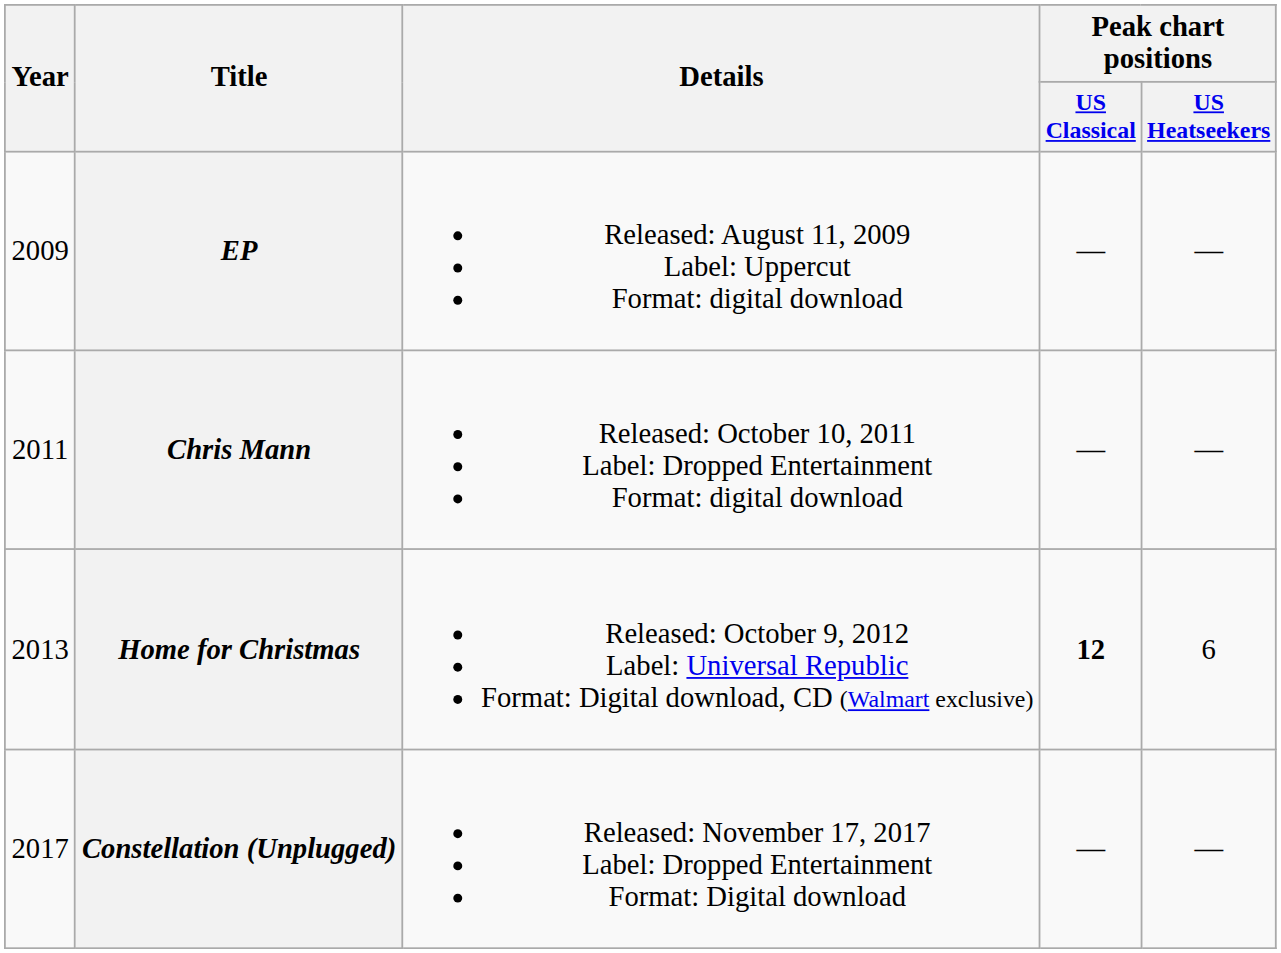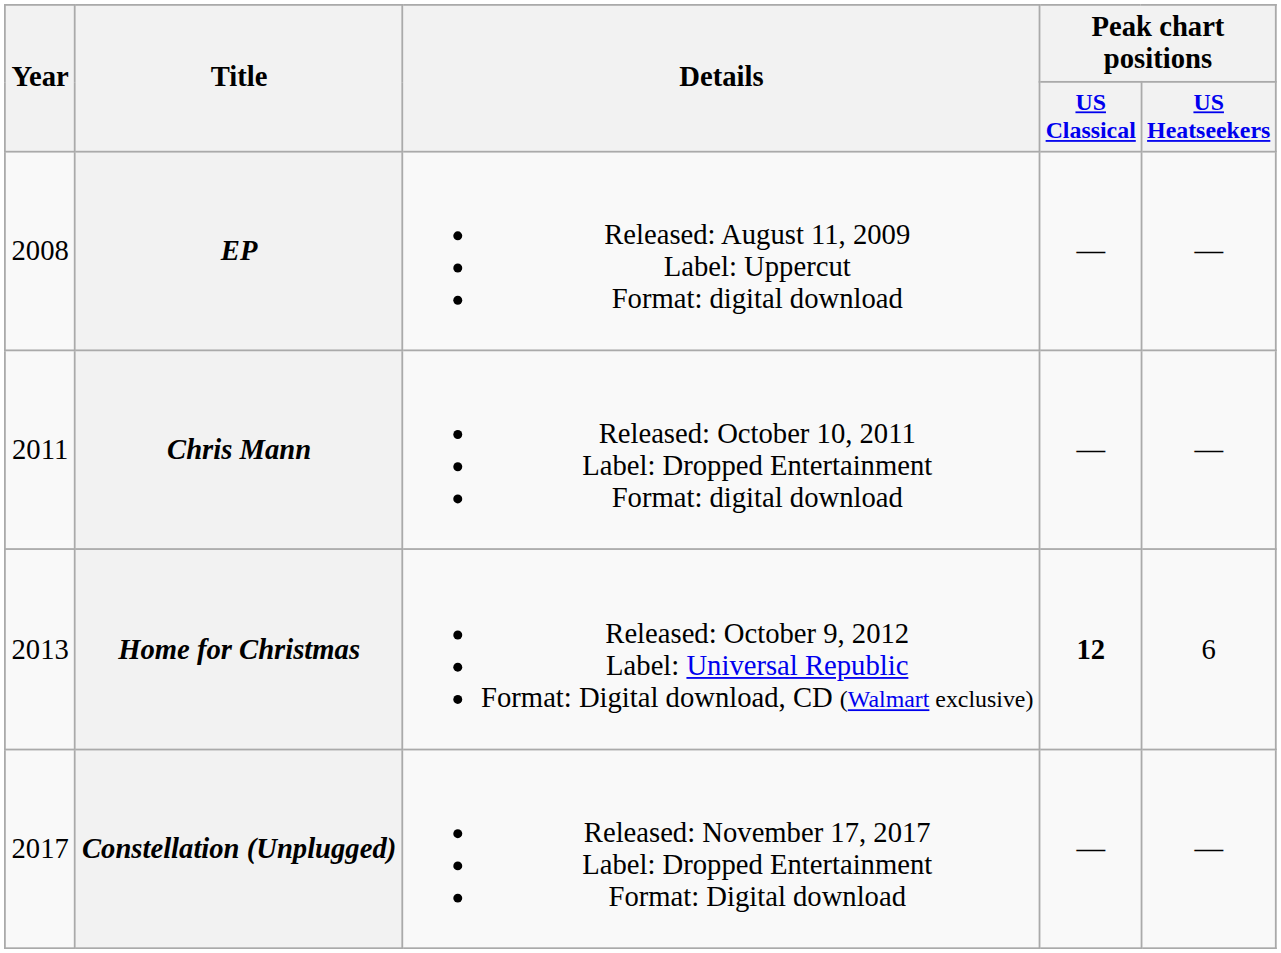(40, 250) 2009 -> (40, 250) 2008
